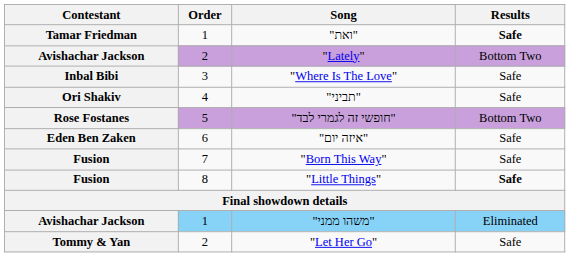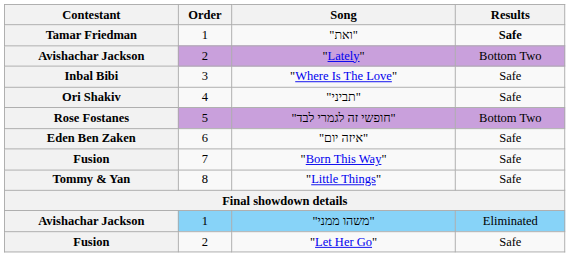(91, 179) Fusion -> (91, 179) Tommy & Yan
(510, 179) bold -> (510, 179) normal
(91, 241) Tommy & Yan -> (91, 241) Fusion
